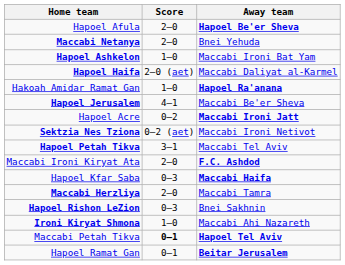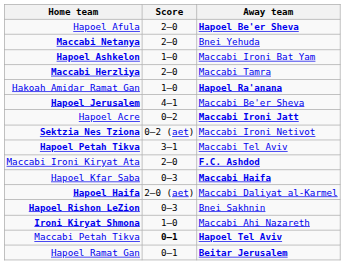rows swapped: (95, 192) <-> (107, 72)
